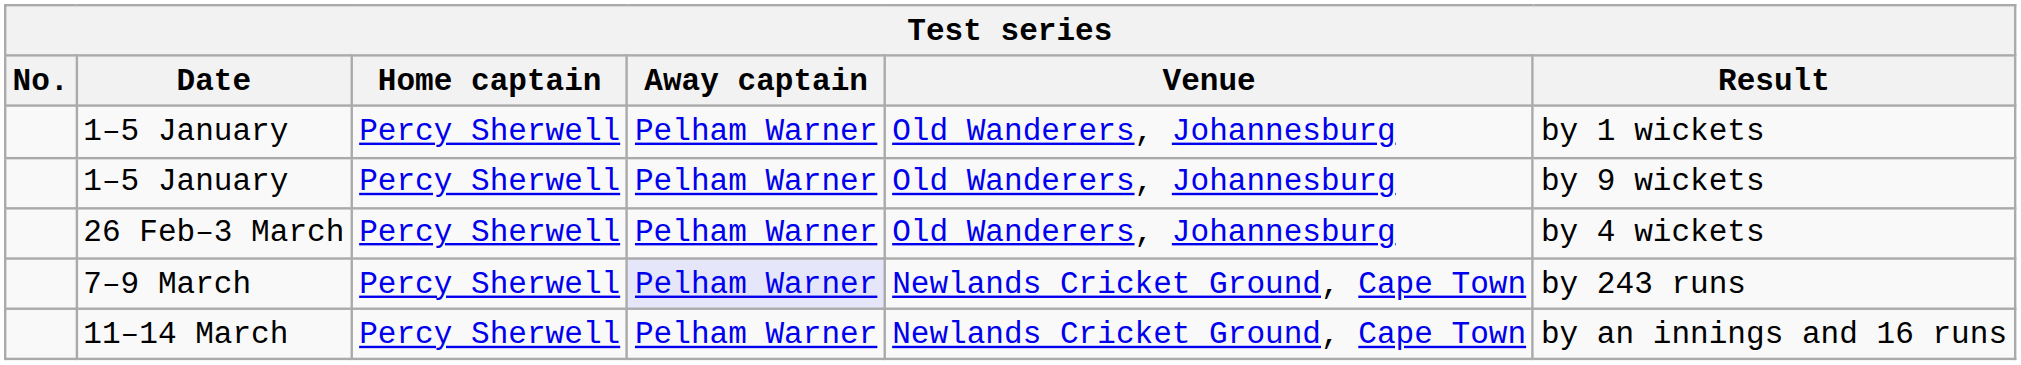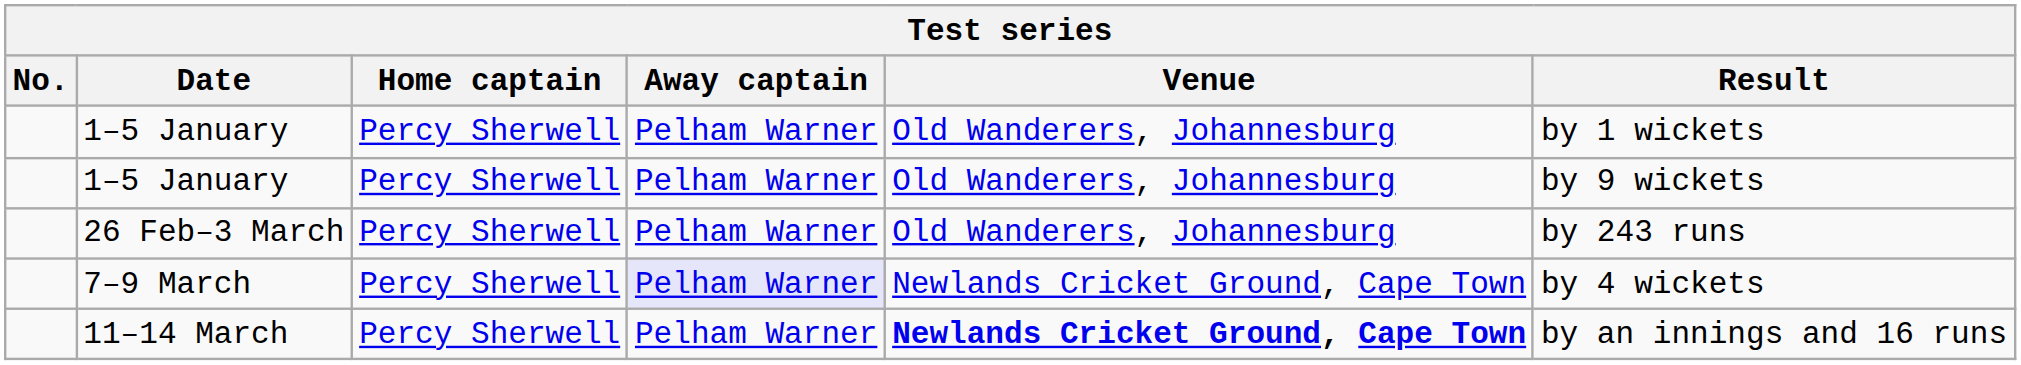(1653, 233) by 4 wickets -> (1643, 233) by 243 runs
(1643, 284) by 243 runs -> (1653, 284) by 4 wickets
(1209, 334) normal -> (1209, 334) bold
